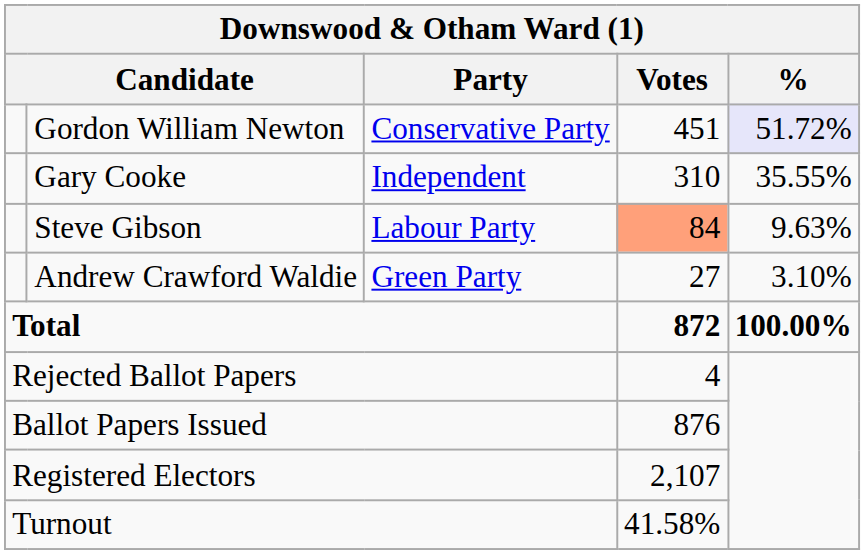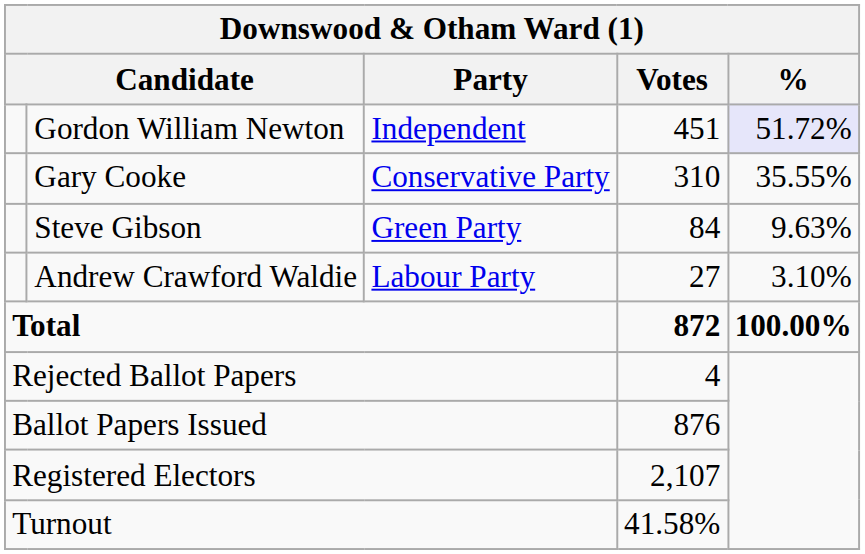(491, 128) Conservative Party -> (449, 128) Independent
(449, 177) Independent -> (491, 177) Conservative Party
(453, 227) Labour Party -> (446, 227) Green Party
(705, 227) lightsalmon background -> (705, 227) no background
(446, 276) Green Party -> (453, 276) Labour Party
